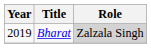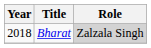(19, 33) 2019 -> (19, 33) 2018
